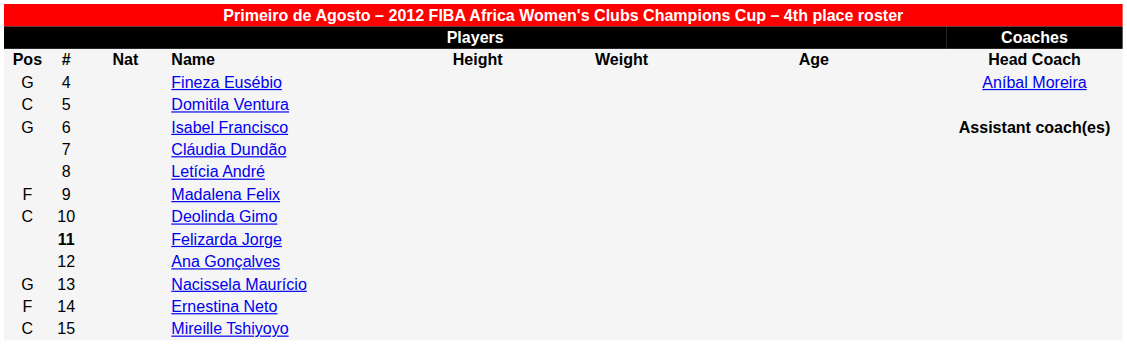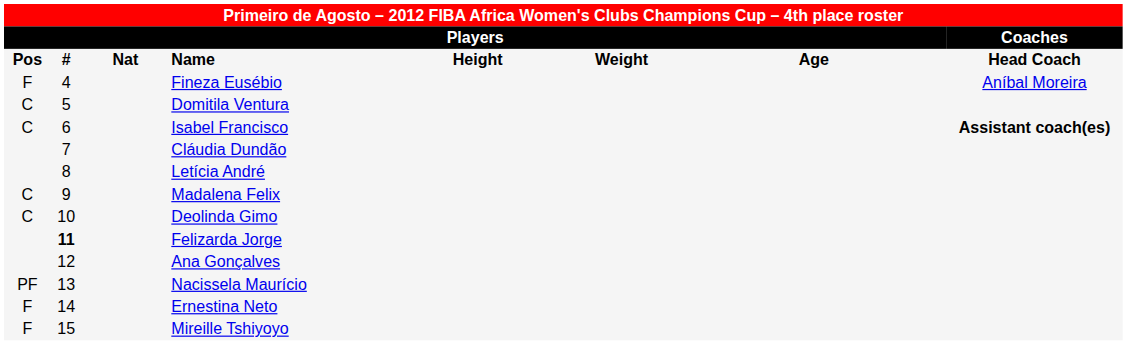(27, 82) G -> (27, 82) F
(27, 127) G -> (27, 127) C
(27, 195) F -> (27, 195) C
(27, 284) G -> (27, 284) PF
(27, 329) C -> (27, 329) F
